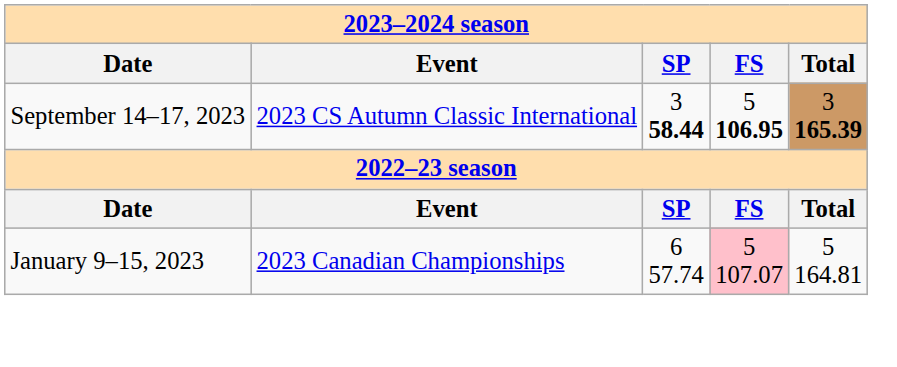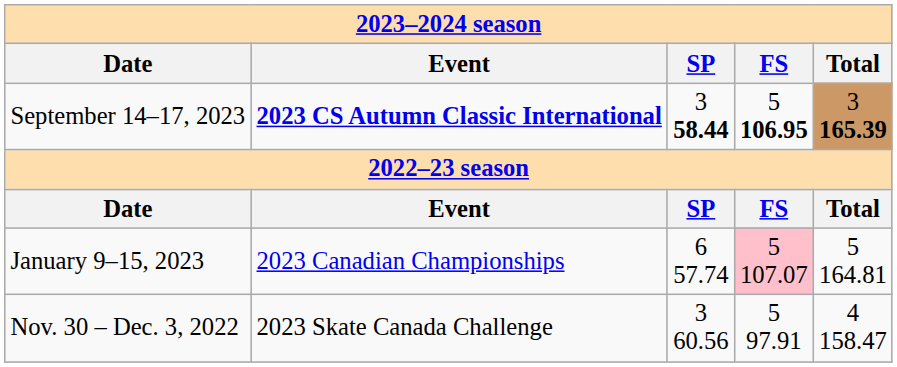(447, 116) normal -> (459, 116) bold
+ row: (125, 327)
